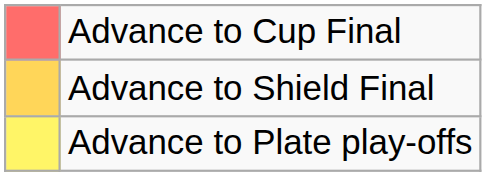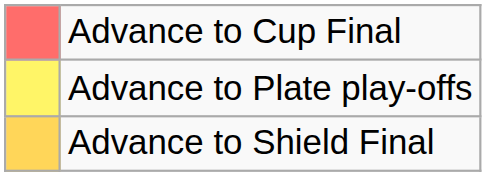rows swapped: (251, 87) <-> (270, 142)
